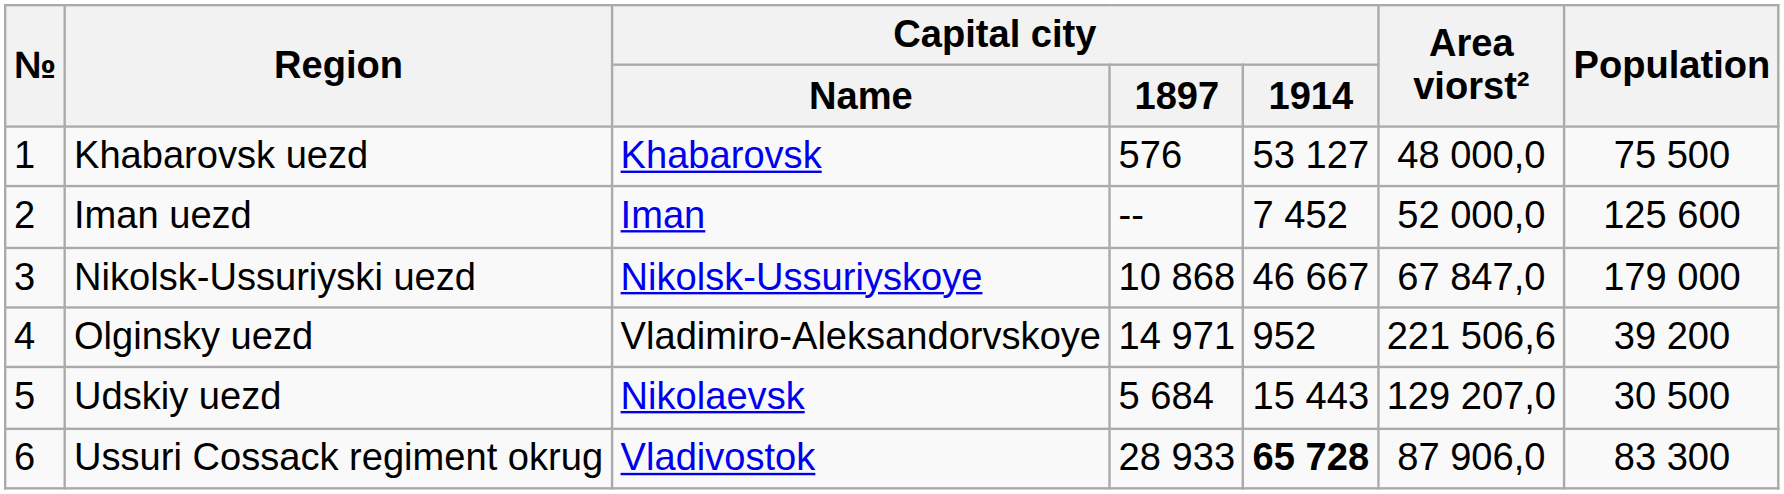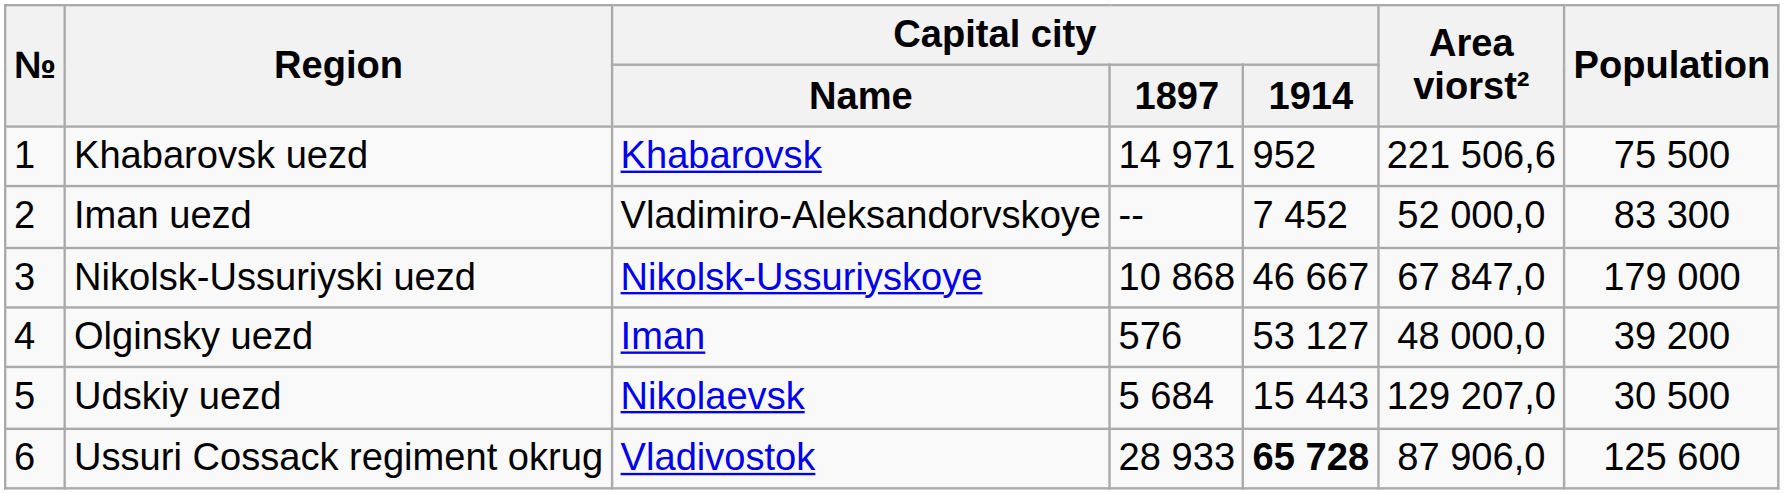(1150, 155) 576 -> (1177, 155) 14 971
(1311, 155) 53 127 -> (1284, 155) 952
(1471, 155) 48 000,0 -> (1471, 155) 221 506,6
(663, 215) Iman -> (861, 215) Vladimiro-Aleksandorvskoye
(1672, 215) 125 600 -> (1672, 215) 83 300
(861, 336) Vladimiro-Aleksandorvskoye -> (663, 336) Iman
(1177, 336) 14 971 -> (1150, 336) 576
(1284, 336) 952 -> (1311, 336) 53 127
(1471, 336) 221 506,6 -> (1471, 336) 48 000,0
(1672, 457) 83 300 -> (1672, 457) 125 600
